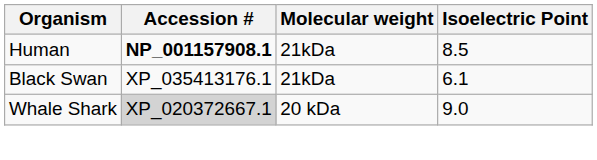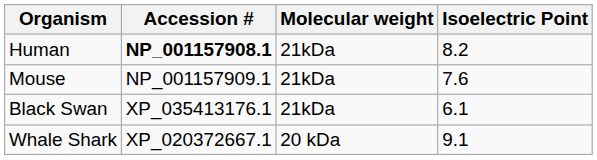(455, 49) 8.5 -> (455, 49) 8.2
+ row: (37, 79)
(199, 109) lightgrey background -> (199, 139) no background
(455, 109) 9.0 -> (455, 139) 9.1
